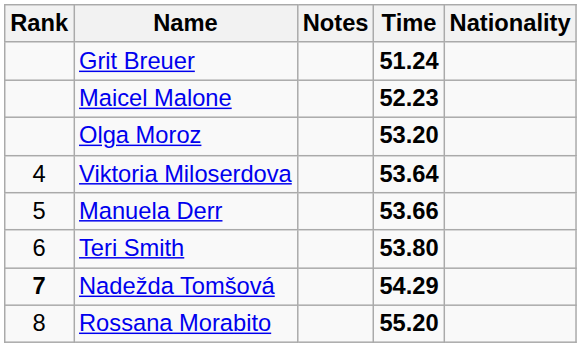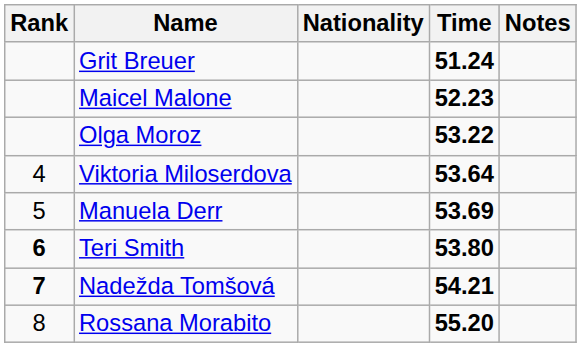columns swapped: (510, 23) <-> (336, 23)
(409, 135) 53.20 -> (464, 135) 53.22
(409, 211) 53.66 -> (464, 211) 53.69
(39, 248) normal -> (39, 248) bold
(409, 286) 54.29 -> (464, 286) 54.21
